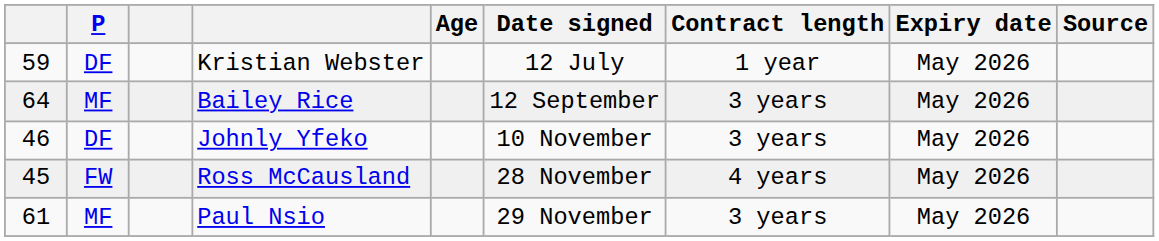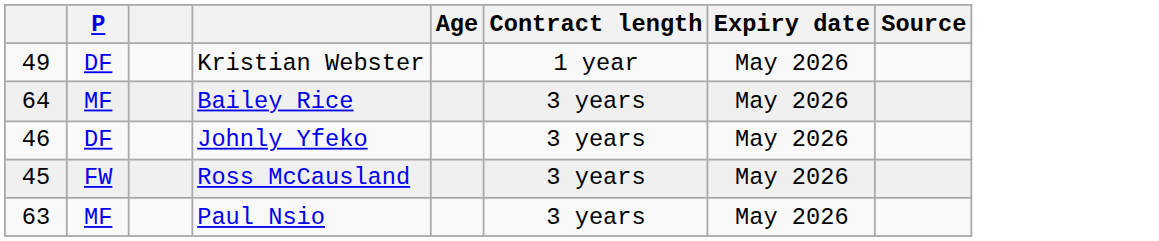- column: (575, 24)
(36, 63) 59 -> (36, 63) 49
(778, 178) 4 years -> (596, 178) 3 years
(36, 217) 61 -> (36, 217) 63
